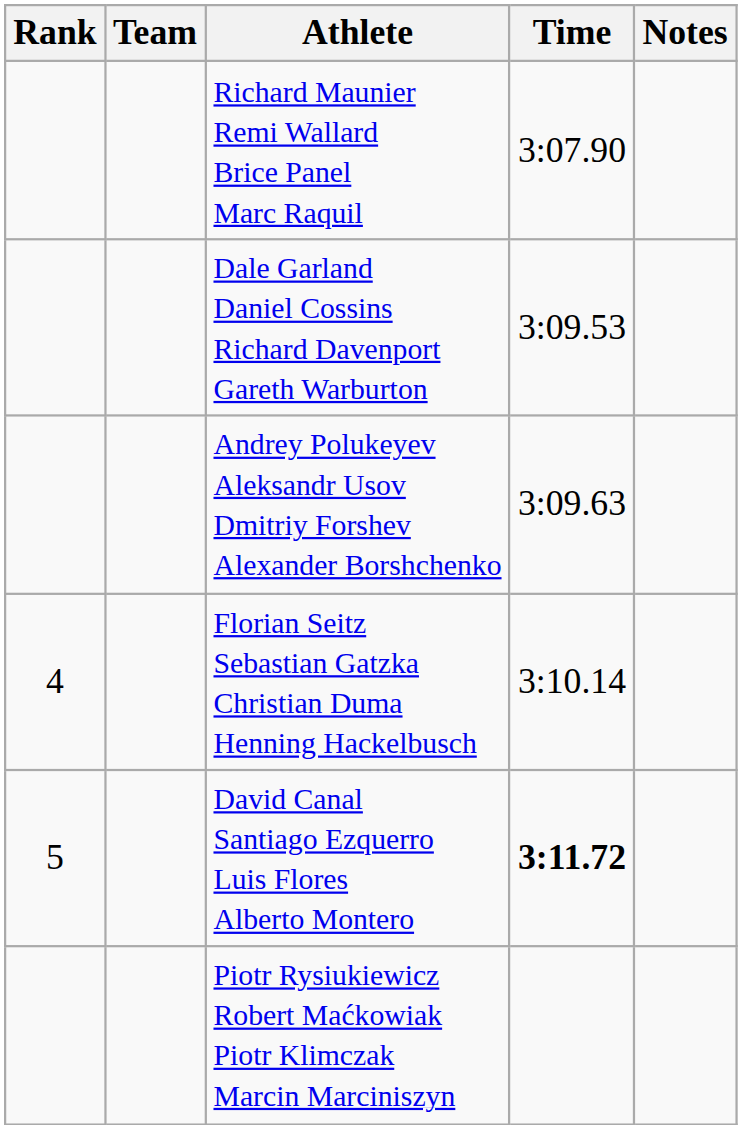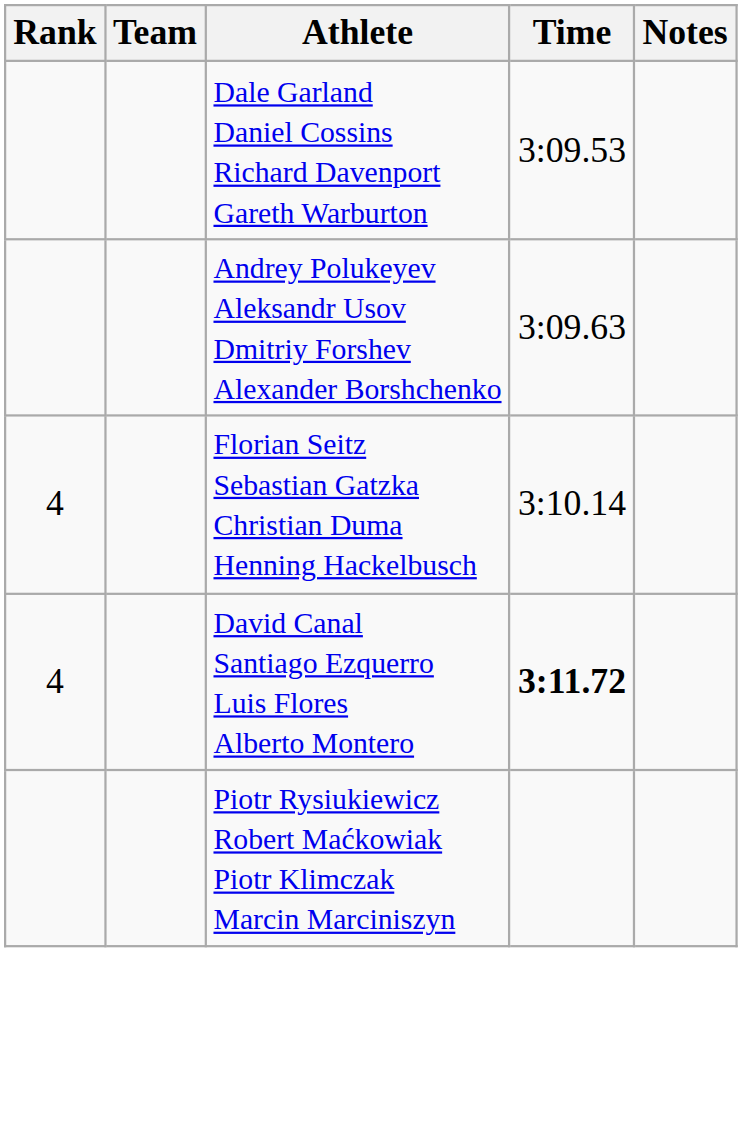- row: (315, 151)
(55, 857) 5 -> (55, 680) 4
